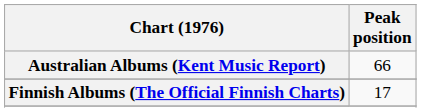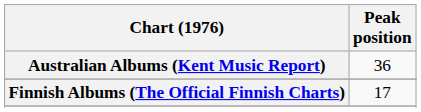(382, 65) 66 -> (382, 65) 36
